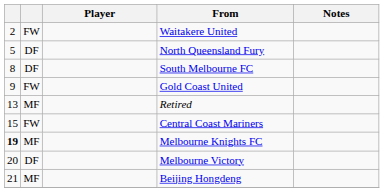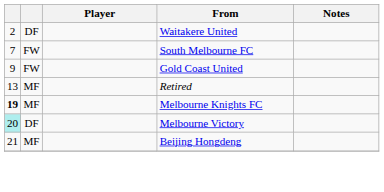(32, 32) FW -> (31, 32) DF
- row: (212, 50)
(12, 68) 8 -> (12, 50) 7
(31, 68) DF -> (32, 50) FW
- row: (211, 123)
(12, 160) no background -> (12, 123) paleturquoise background
